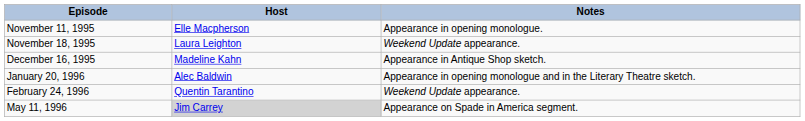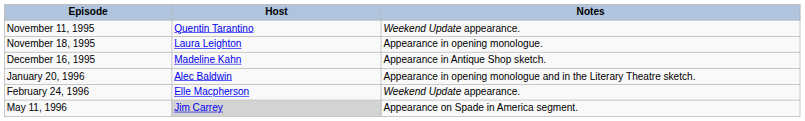(212, 28) Elle Macpherson -> (214, 28) Quentin Tarantino
(463, 28) Appearance in opening monologue. -> (452, 28) Weekend Update appearance.
(452, 44) Weekend Update appearance. -> (463, 44) Appearance in opening monologue.
(214, 92) Quentin Tarantino -> (212, 92) Elle Macpherson
